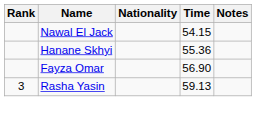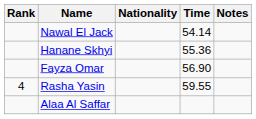(197, 31) 54.15 -> (197, 31) 54.14
(21, 86) 3 -> (21, 86) 4
(197, 86) 59.13 -> (197, 86) 59.55
+ row: (75, 104)
